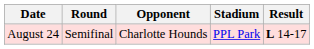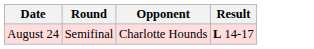- column: (237, 14)
